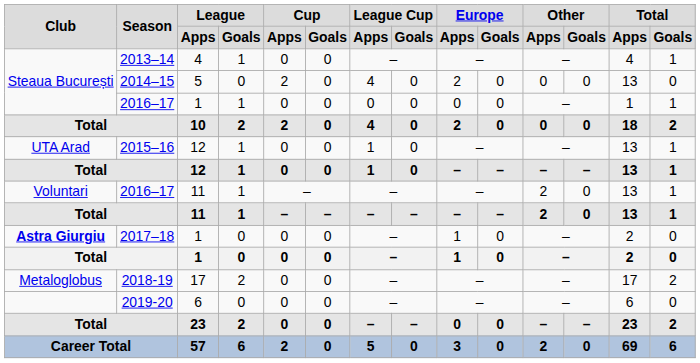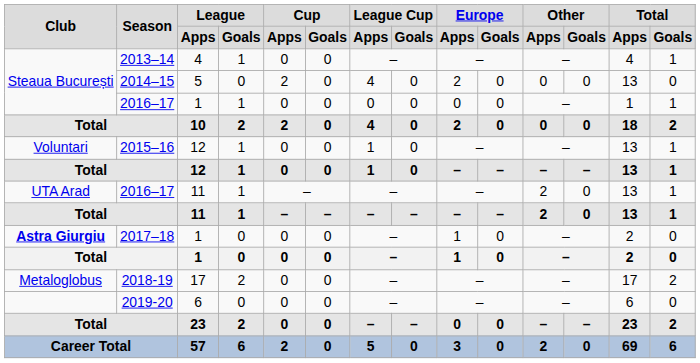(61, 147) UTA Arad -> (61, 147) Voluntari
(61, 192) Voluntari -> (61, 192) UTA Arad
